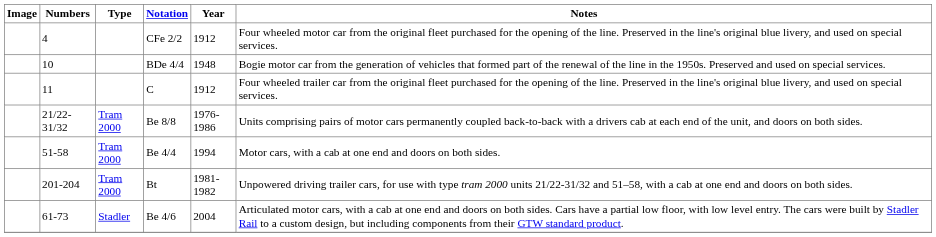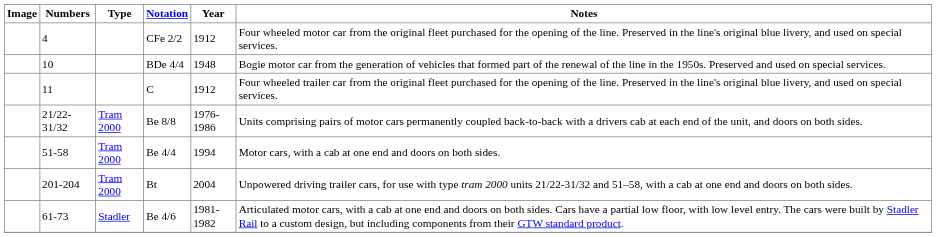(206, 184) 1981-1982 -> (204, 184) 2004
(204, 216) 2004 -> (206, 216) 1981-1982
